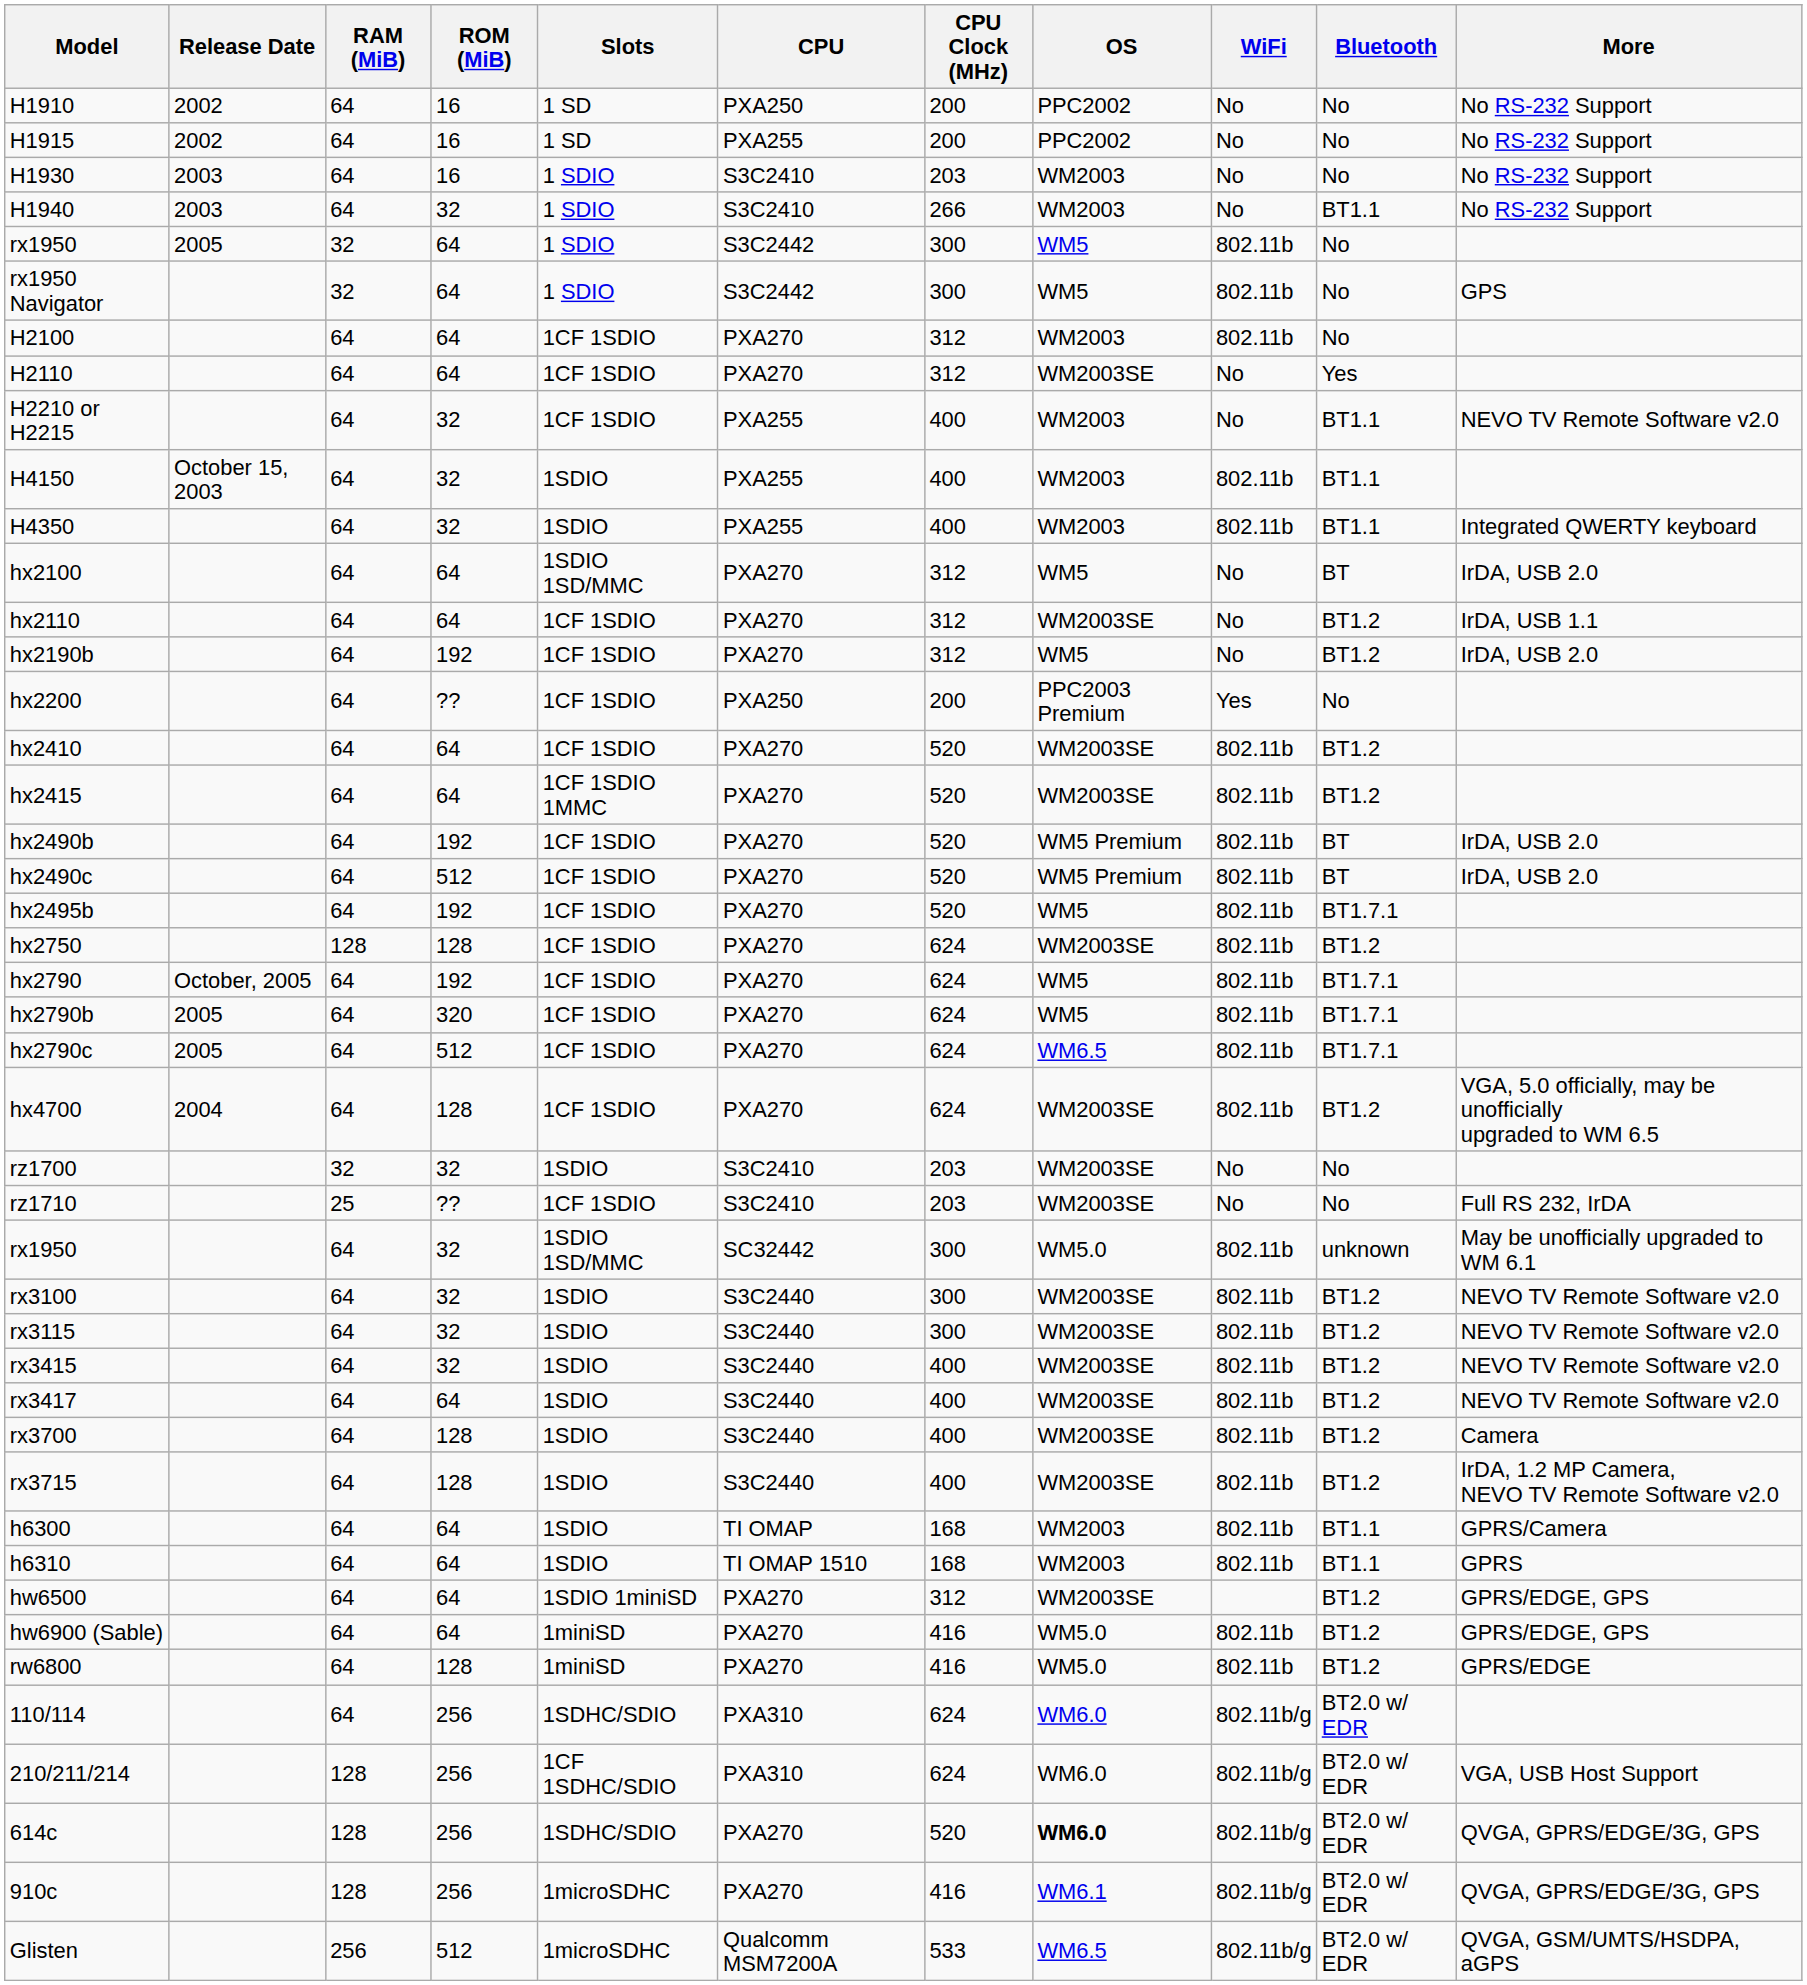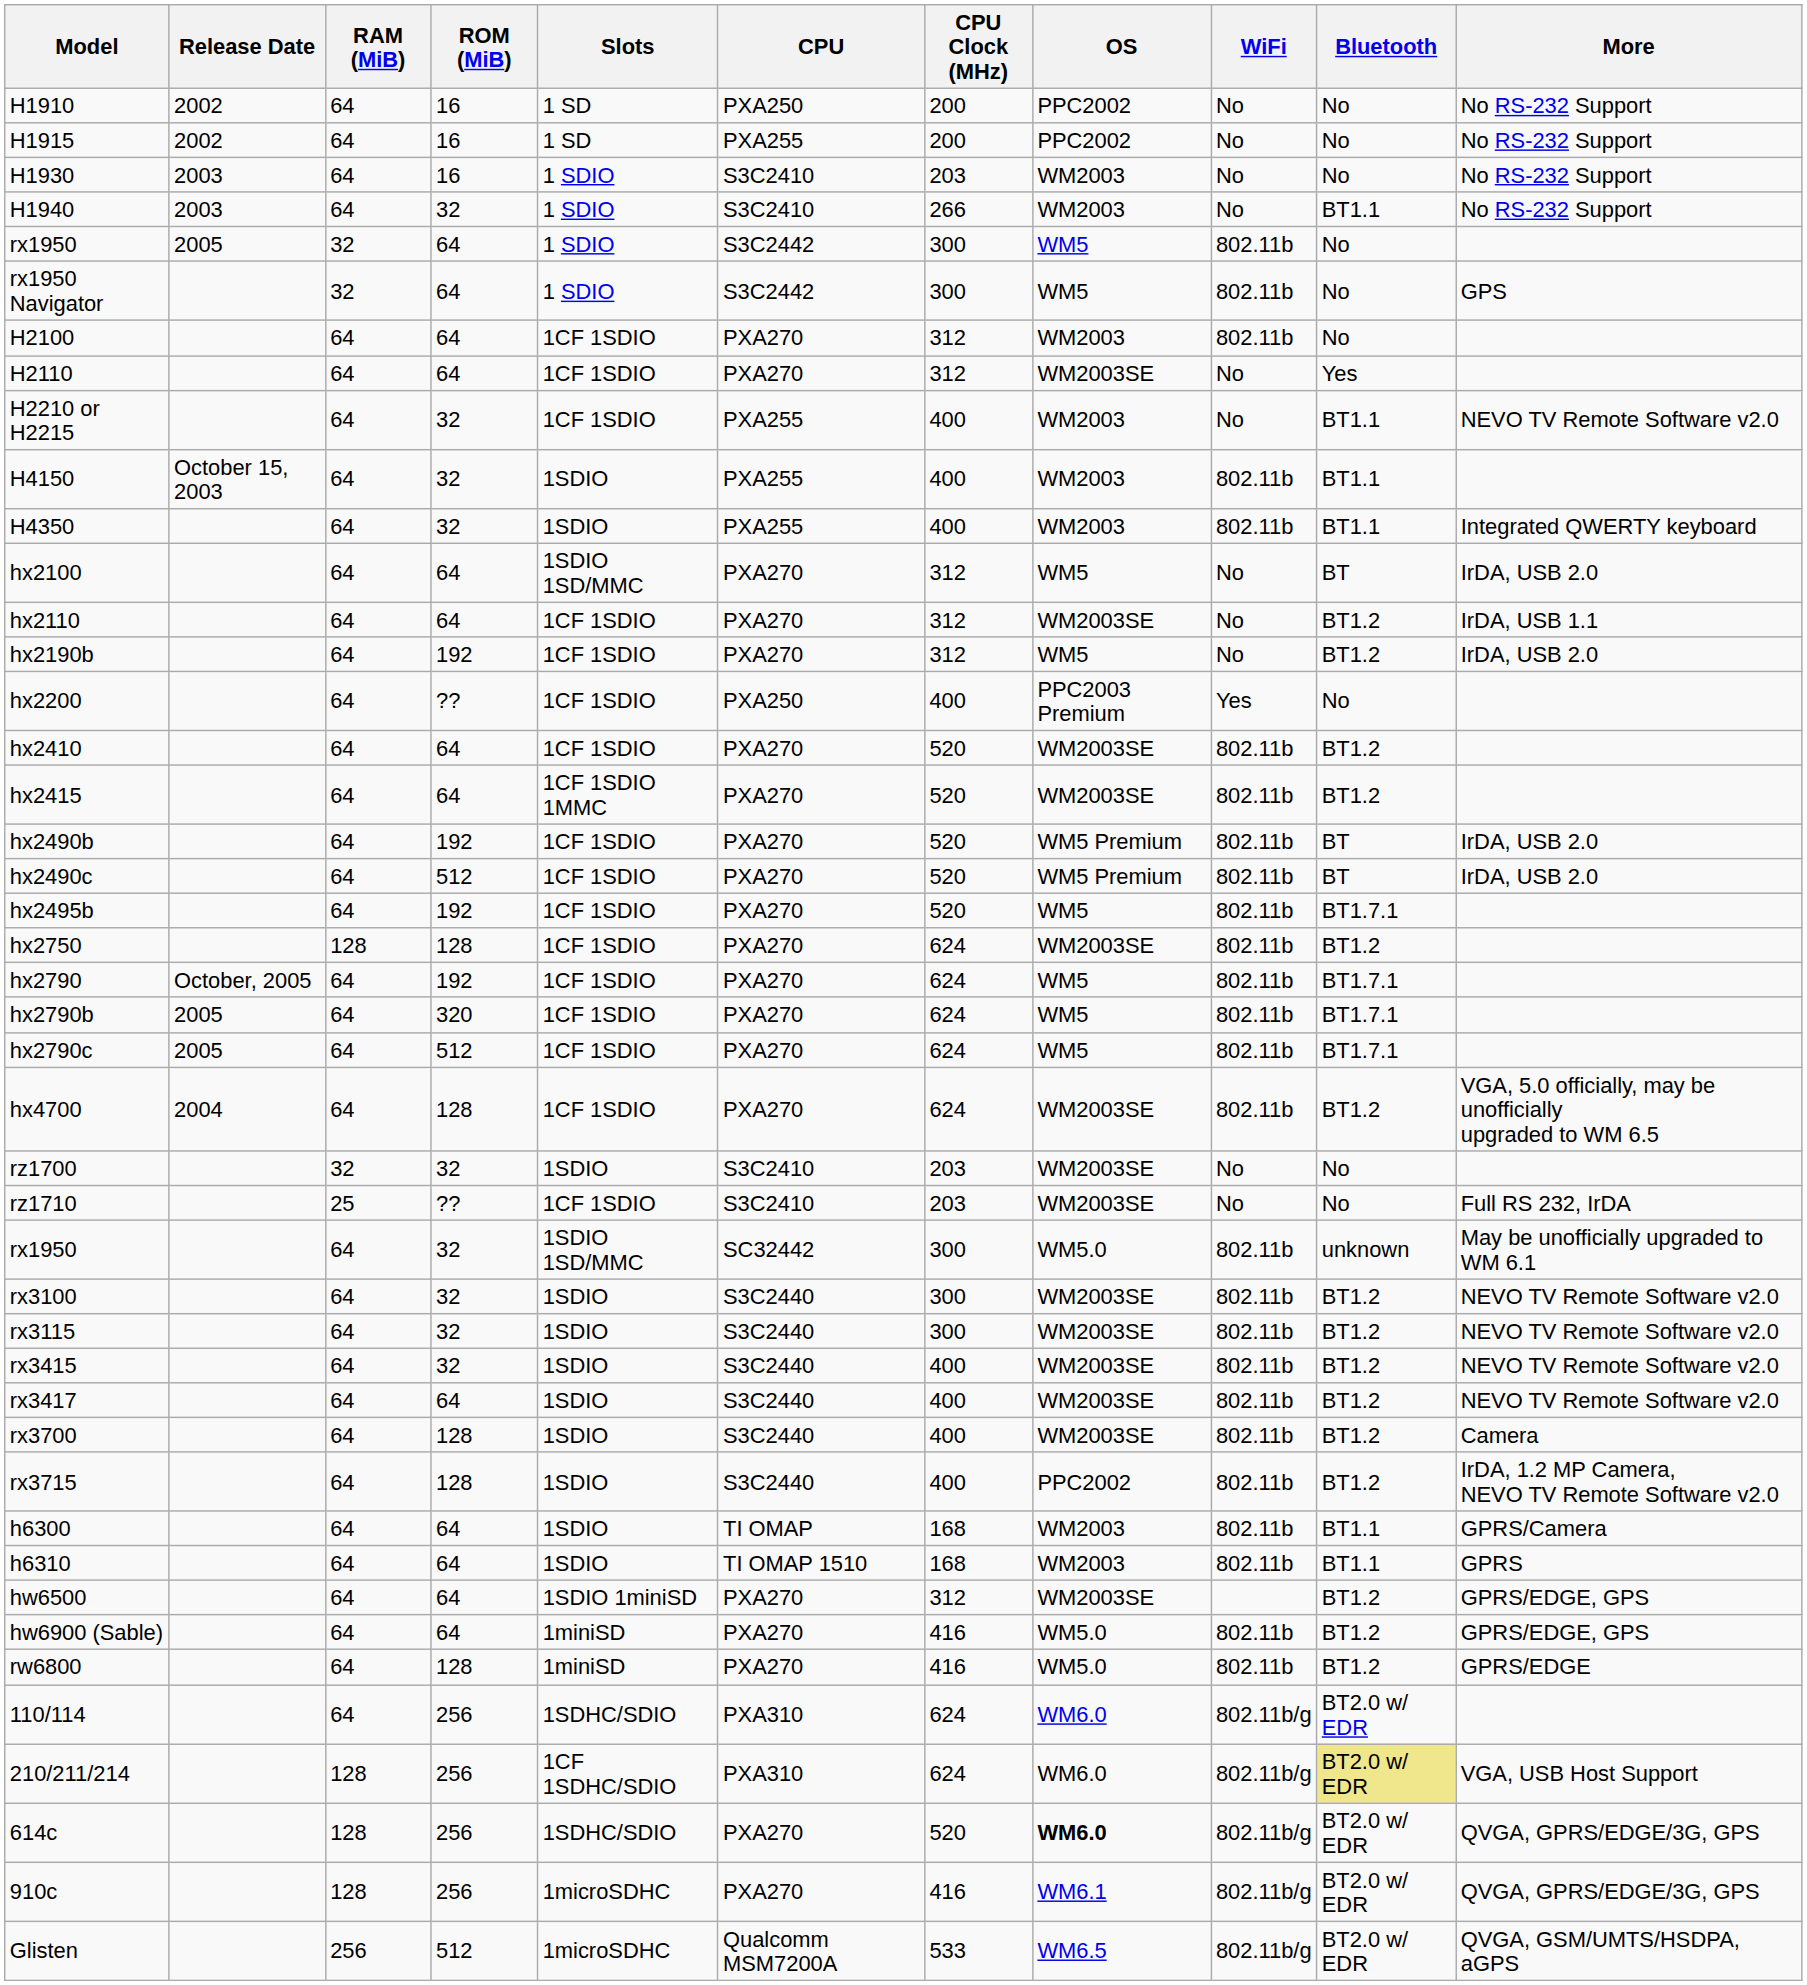(948, 701) 200 -> (948, 701) 400
(1072, 1050) WM6.5 -> (1063, 1050) WM5
(1096, 1482) WM2003SE -> (1084, 1482) PPC2002
(1365, 1773) no background -> (1365, 1773) khaki background
